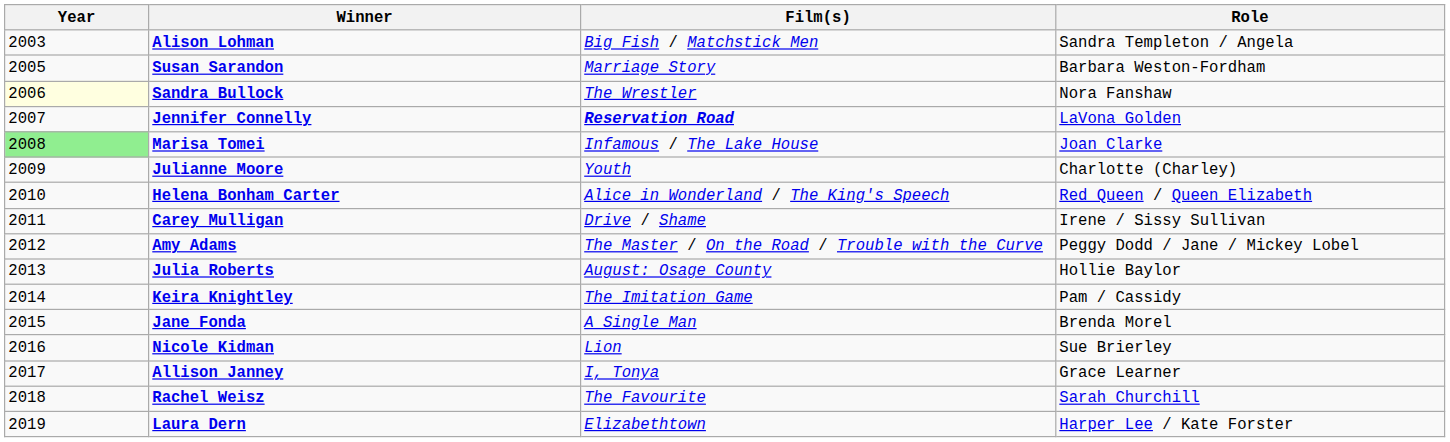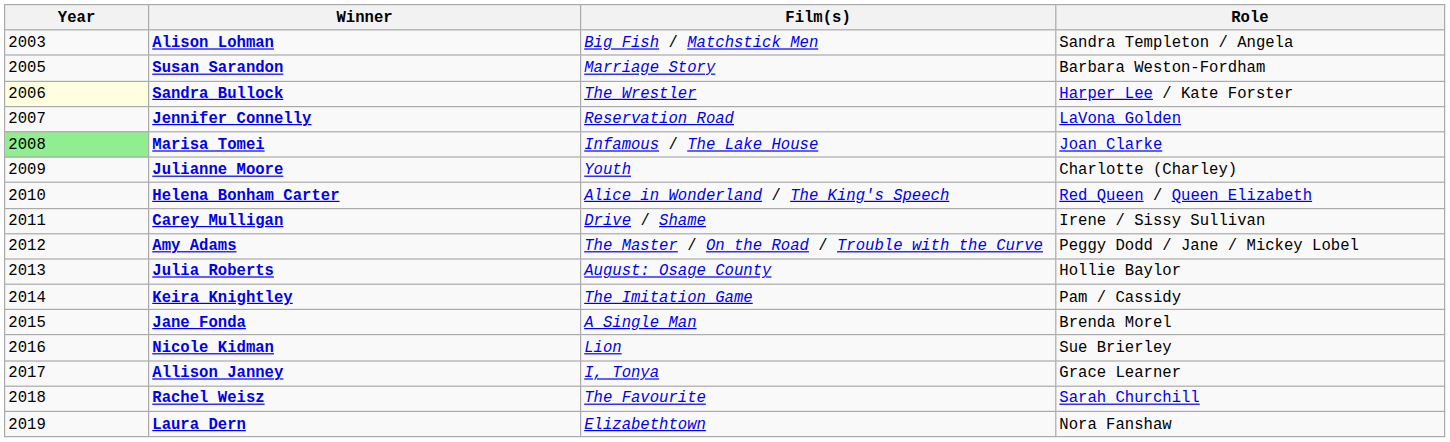(1115, 94) Nora Fanshaw -> (1176, 94) Harper Lee / Kate Forster
(659, 119) bold -> (659, 119) normal
(1176, 424) Harper Lee / Kate Forster -> (1115, 424) Nora Fanshaw
